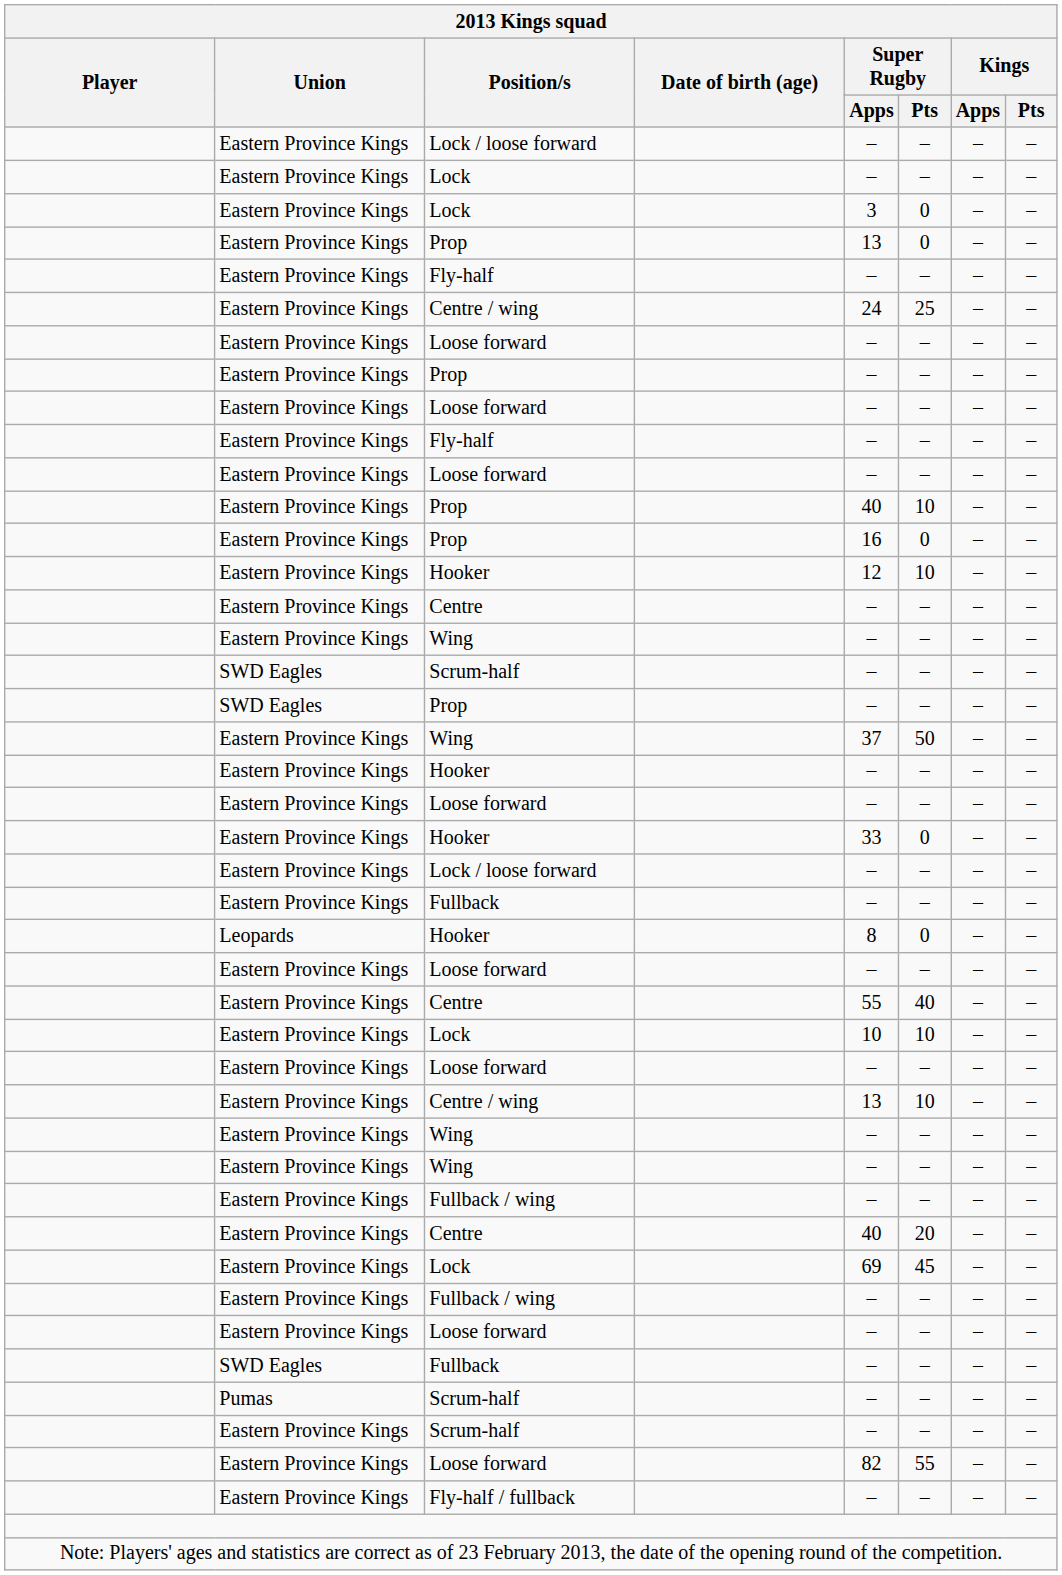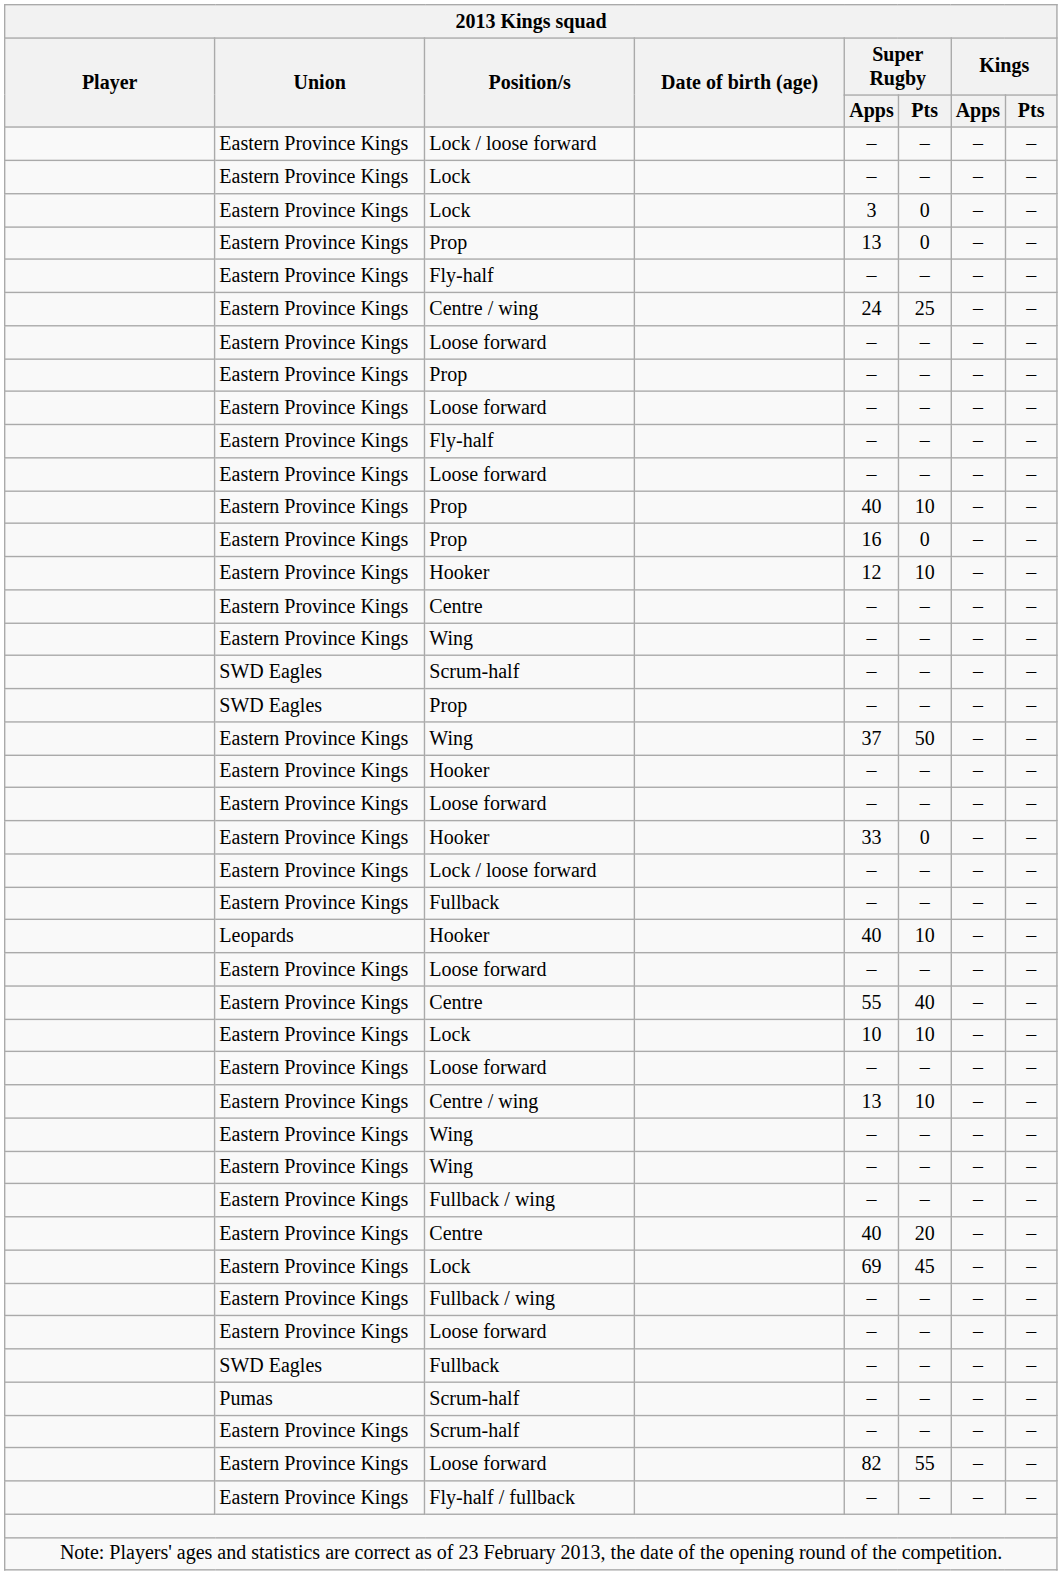(872, 936) 8 -> (872, 936) 40
(925, 936) 0 -> (925, 936) 10
